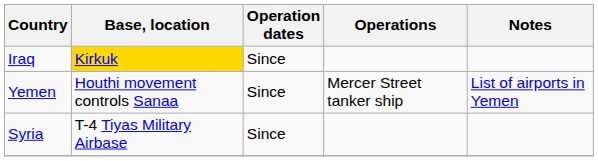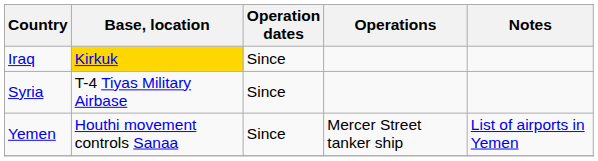rows swapped: (26, 134) <-> (32, 92)
